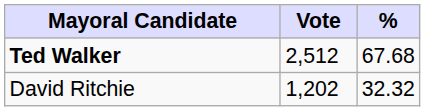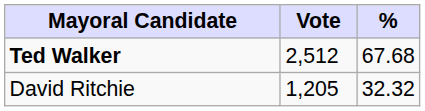(312, 88) 1,202 -> (312, 88) 1,205
